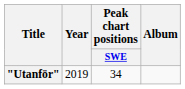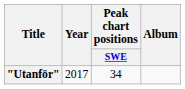(77, 74) 2019 -> (77, 74) 2017
